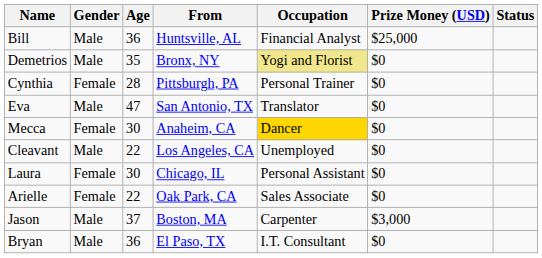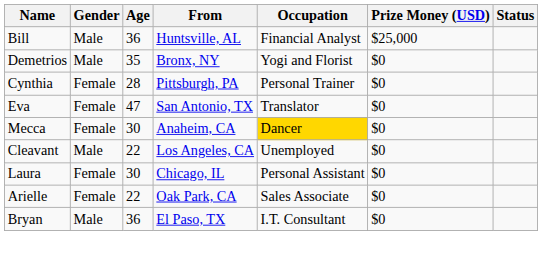(307, 60) khaki background -> (307, 60) no background
(88, 106) Male -> (95, 106) Female
- row: (24, 219)
